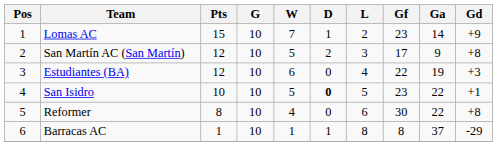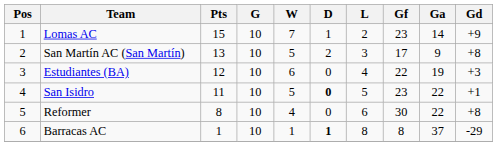(219, 53) 12 -> (219, 53) 13
(219, 92) 10 -> (219, 92) 11
(328, 131) normal -> (328, 131) bold
